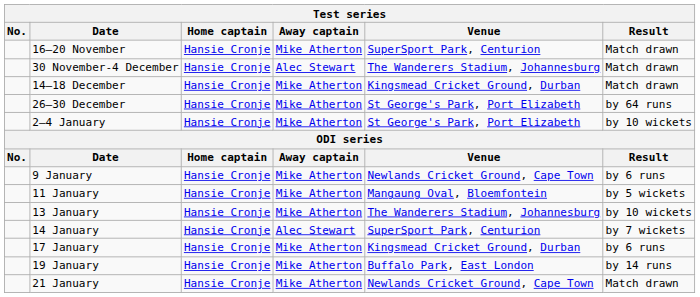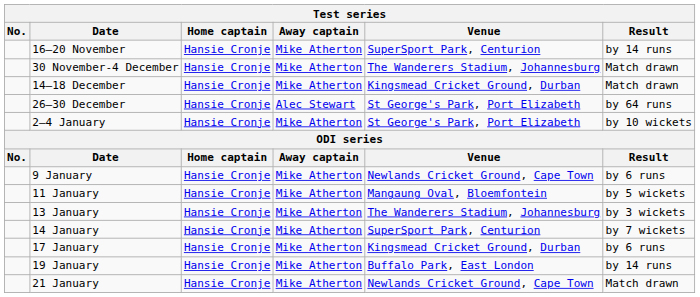(642, 49) Match drawn -> (639, 49) by 14 runs
(316, 67) Alec Stewart -> (319, 67) Mike Atherton
(319, 103) Mike Atherton -> (316, 103) Alec Stewart
(649, 212) by 10 wickets -> (645, 212) by 3 wickets
(316, 230) Alec Stewart -> (319, 230) Mike Atherton
